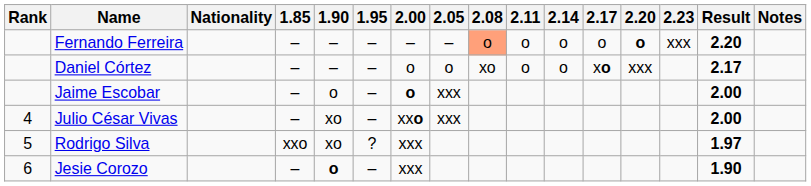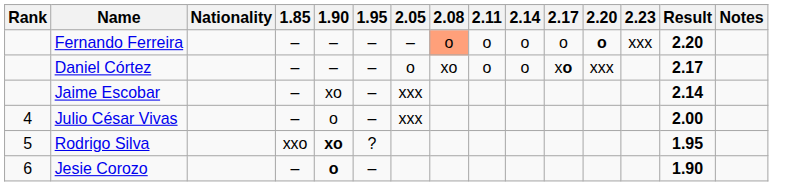- column: (410, 17)
(333, 93) o -> (333, 93) xo
(726, 93) 2.00 -> (688, 93) 2.14
(333, 118) xo -> (333, 118) o
(333, 144) normal -> (333, 144) bold
(726, 144) 1.97 -> (688, 144) 1.95
